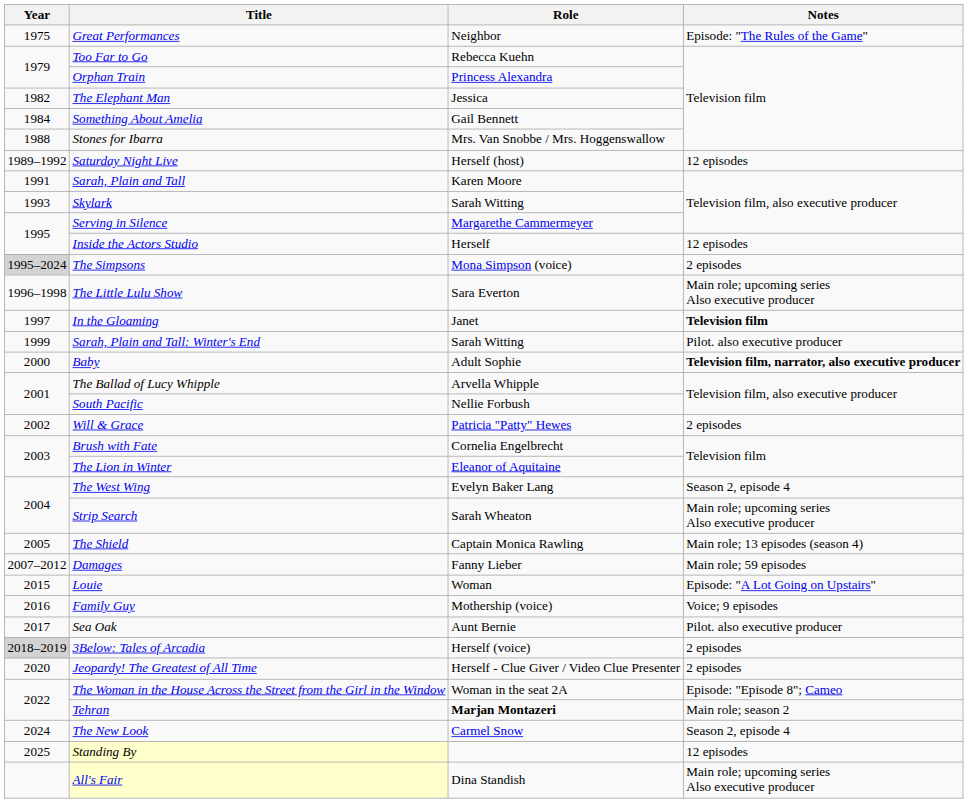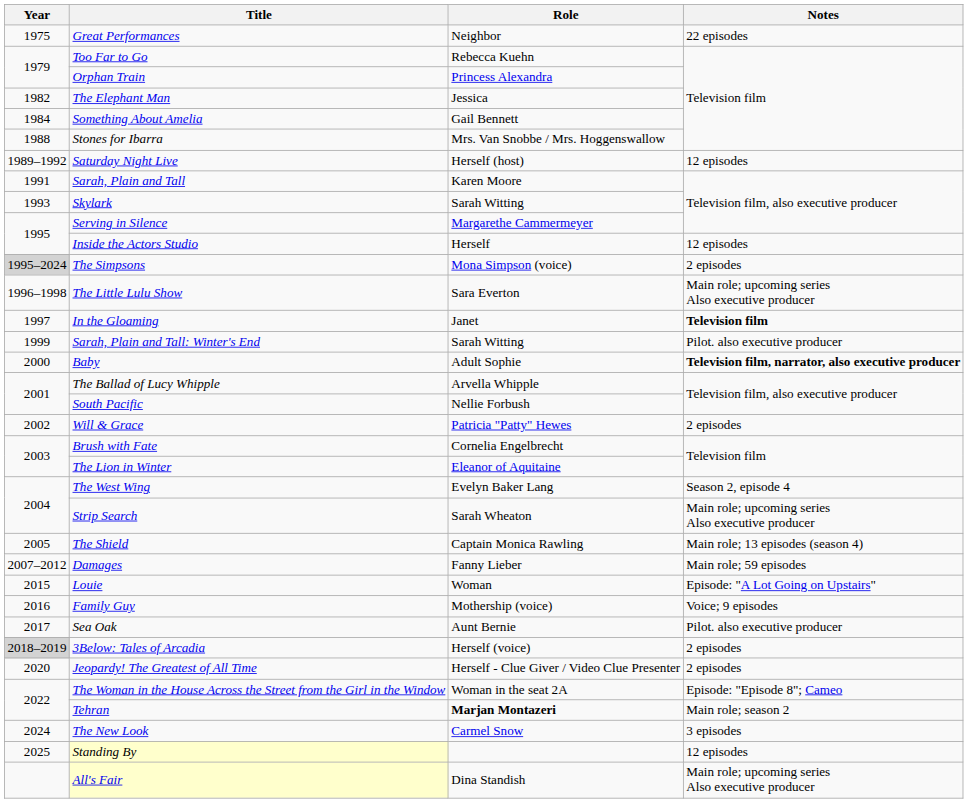(777, 35) Episode: "The Rules of the Game" -> (717, 35) 22 episodes
(738, 731) Season 2, episode 4 -> (714, 731) 3 episodes
